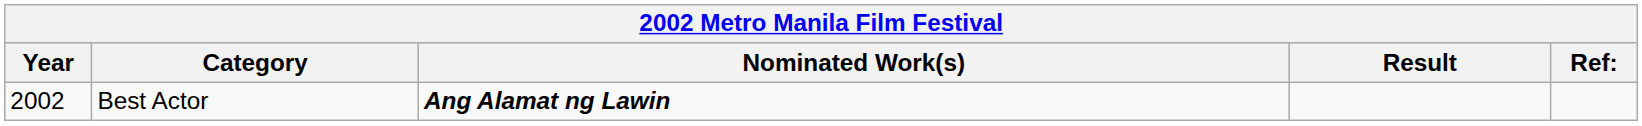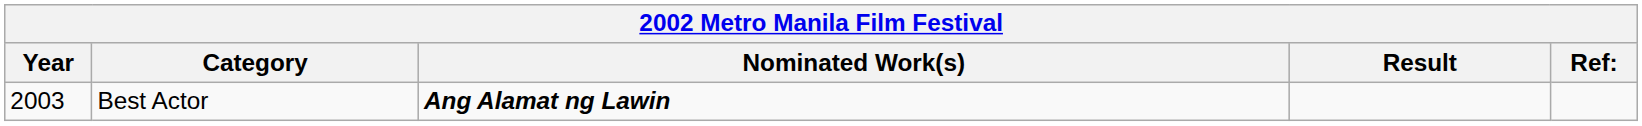(37, 100) 2002 -> (37, 100) 2003
